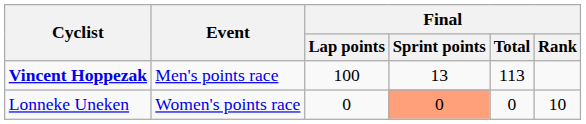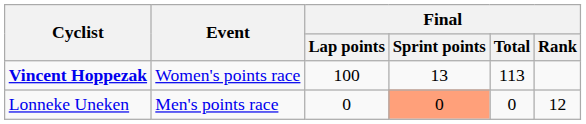(217, 75) Men's points race -> (228, 75) Women's points race
(228, 104) Women's points race -> (217, 104) Men's points race
(558, 104) 10 -> (558, 104) 12
